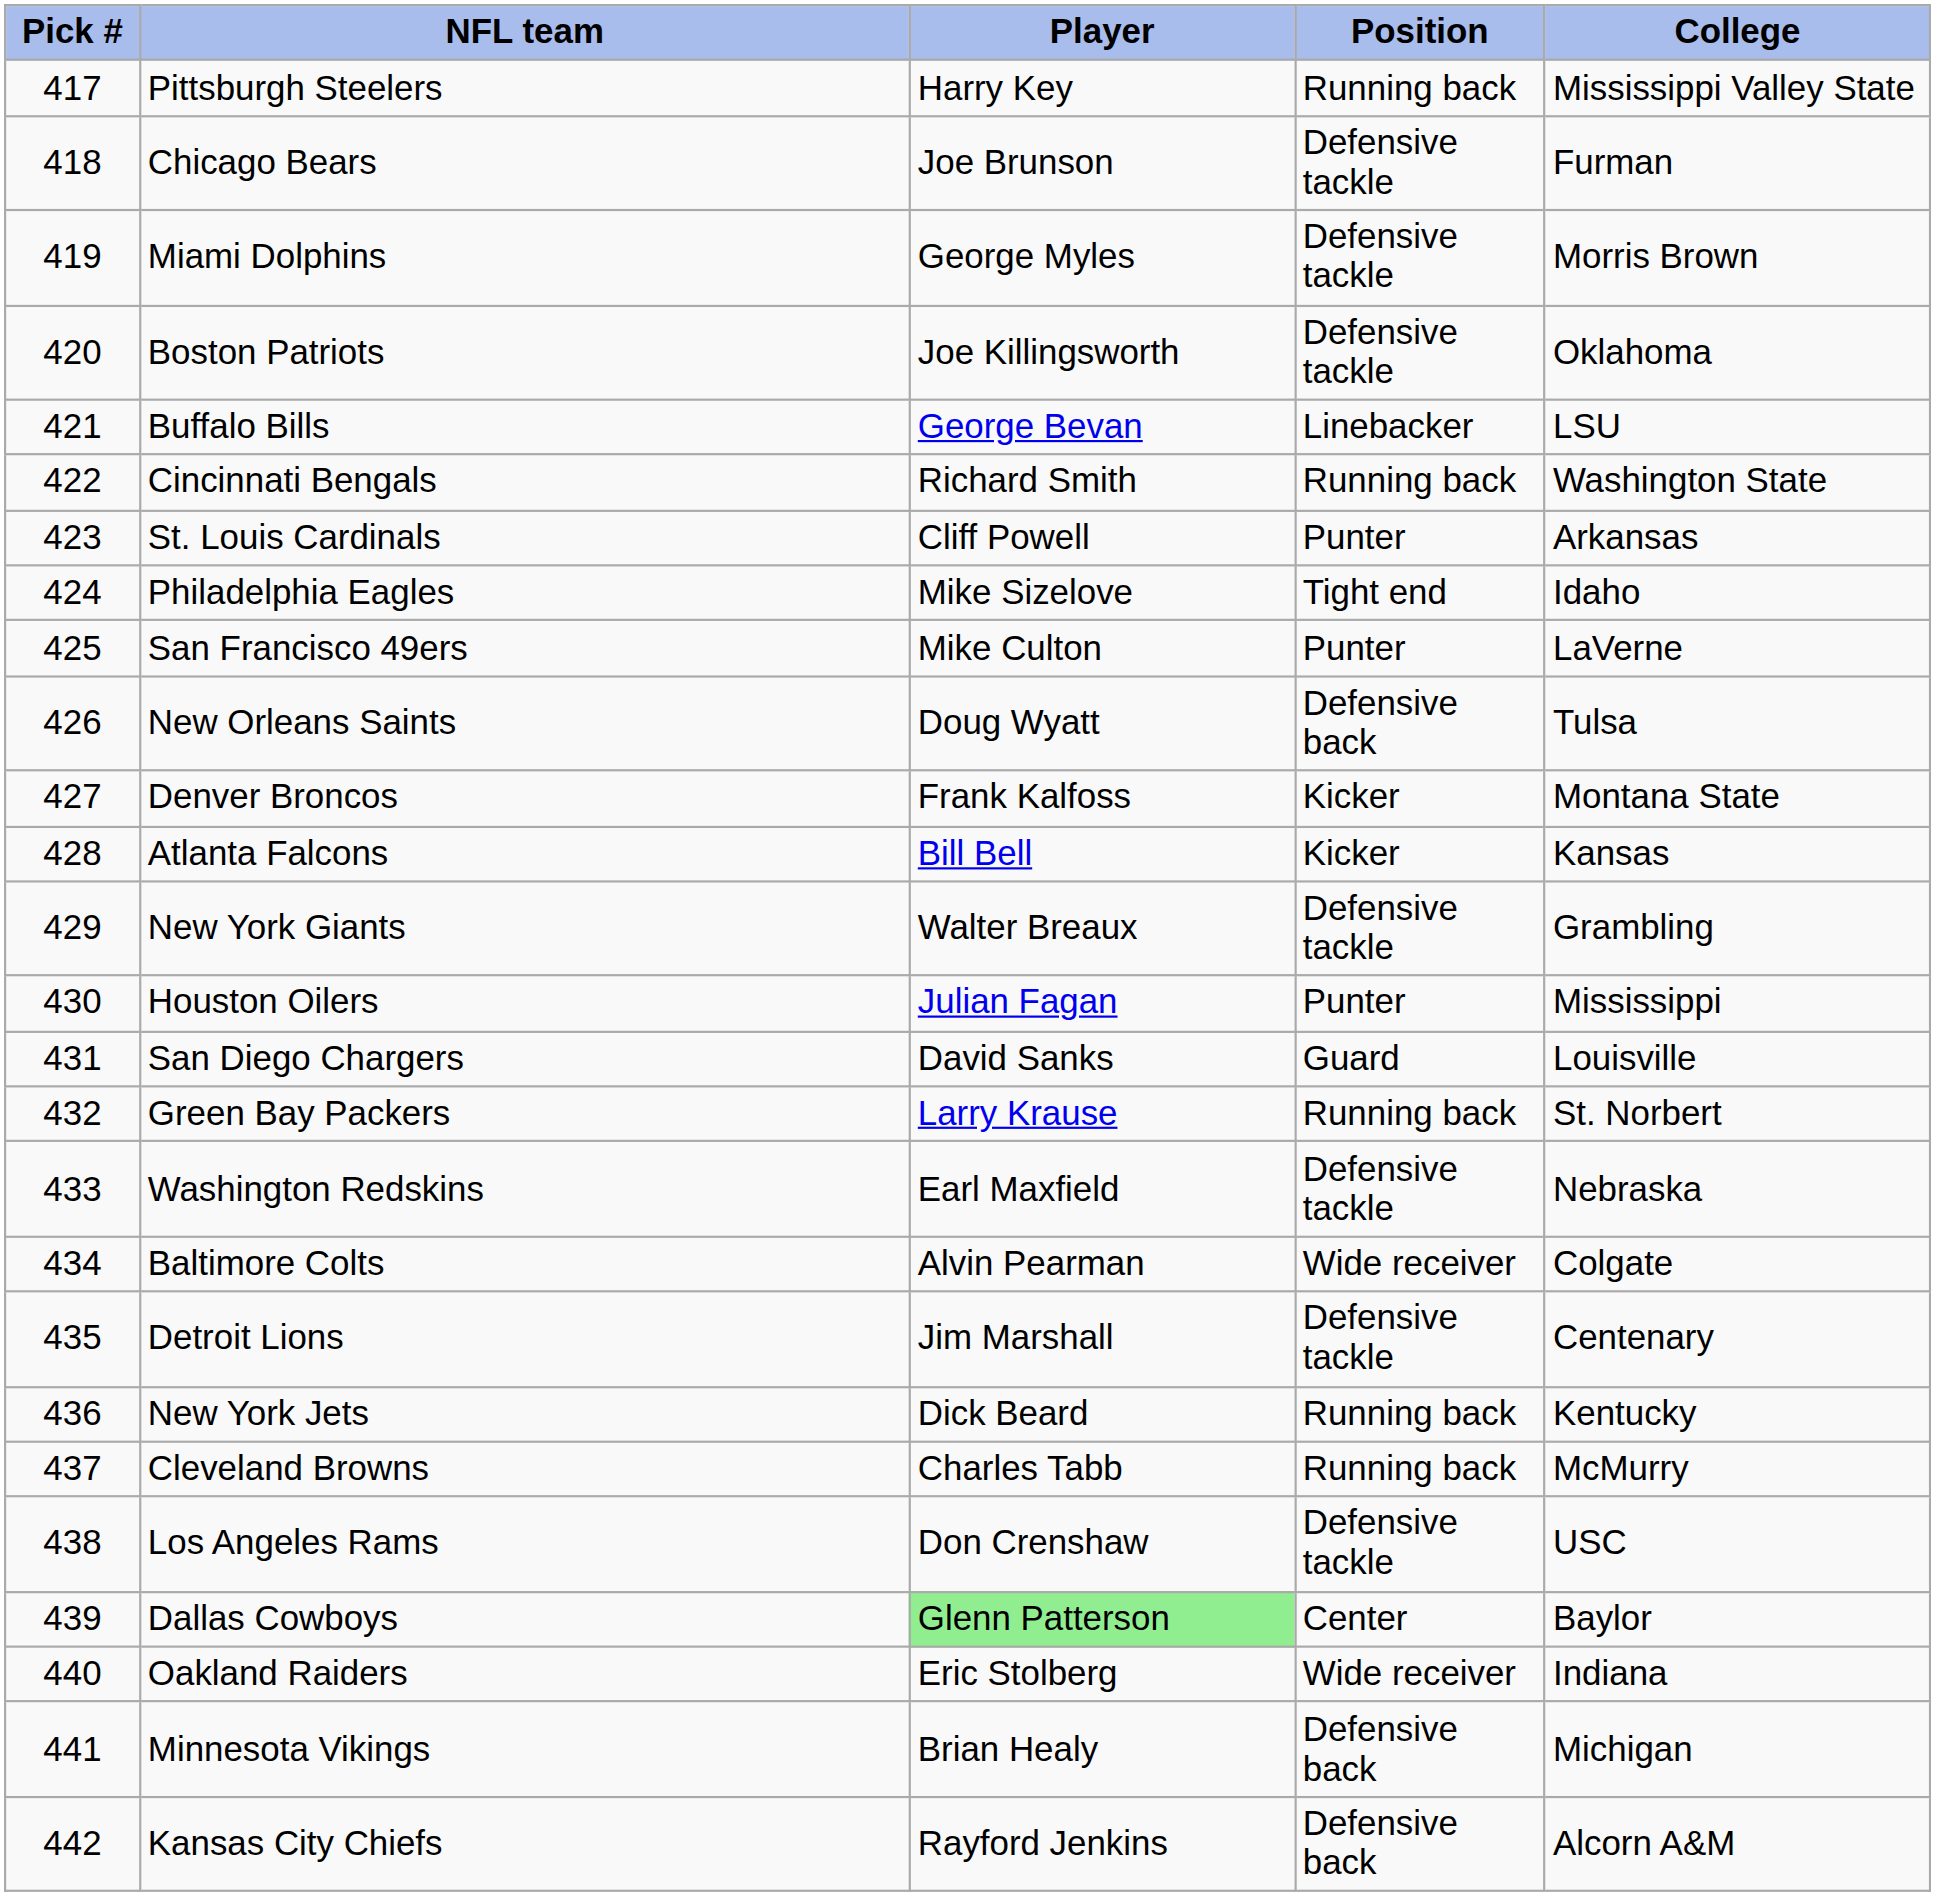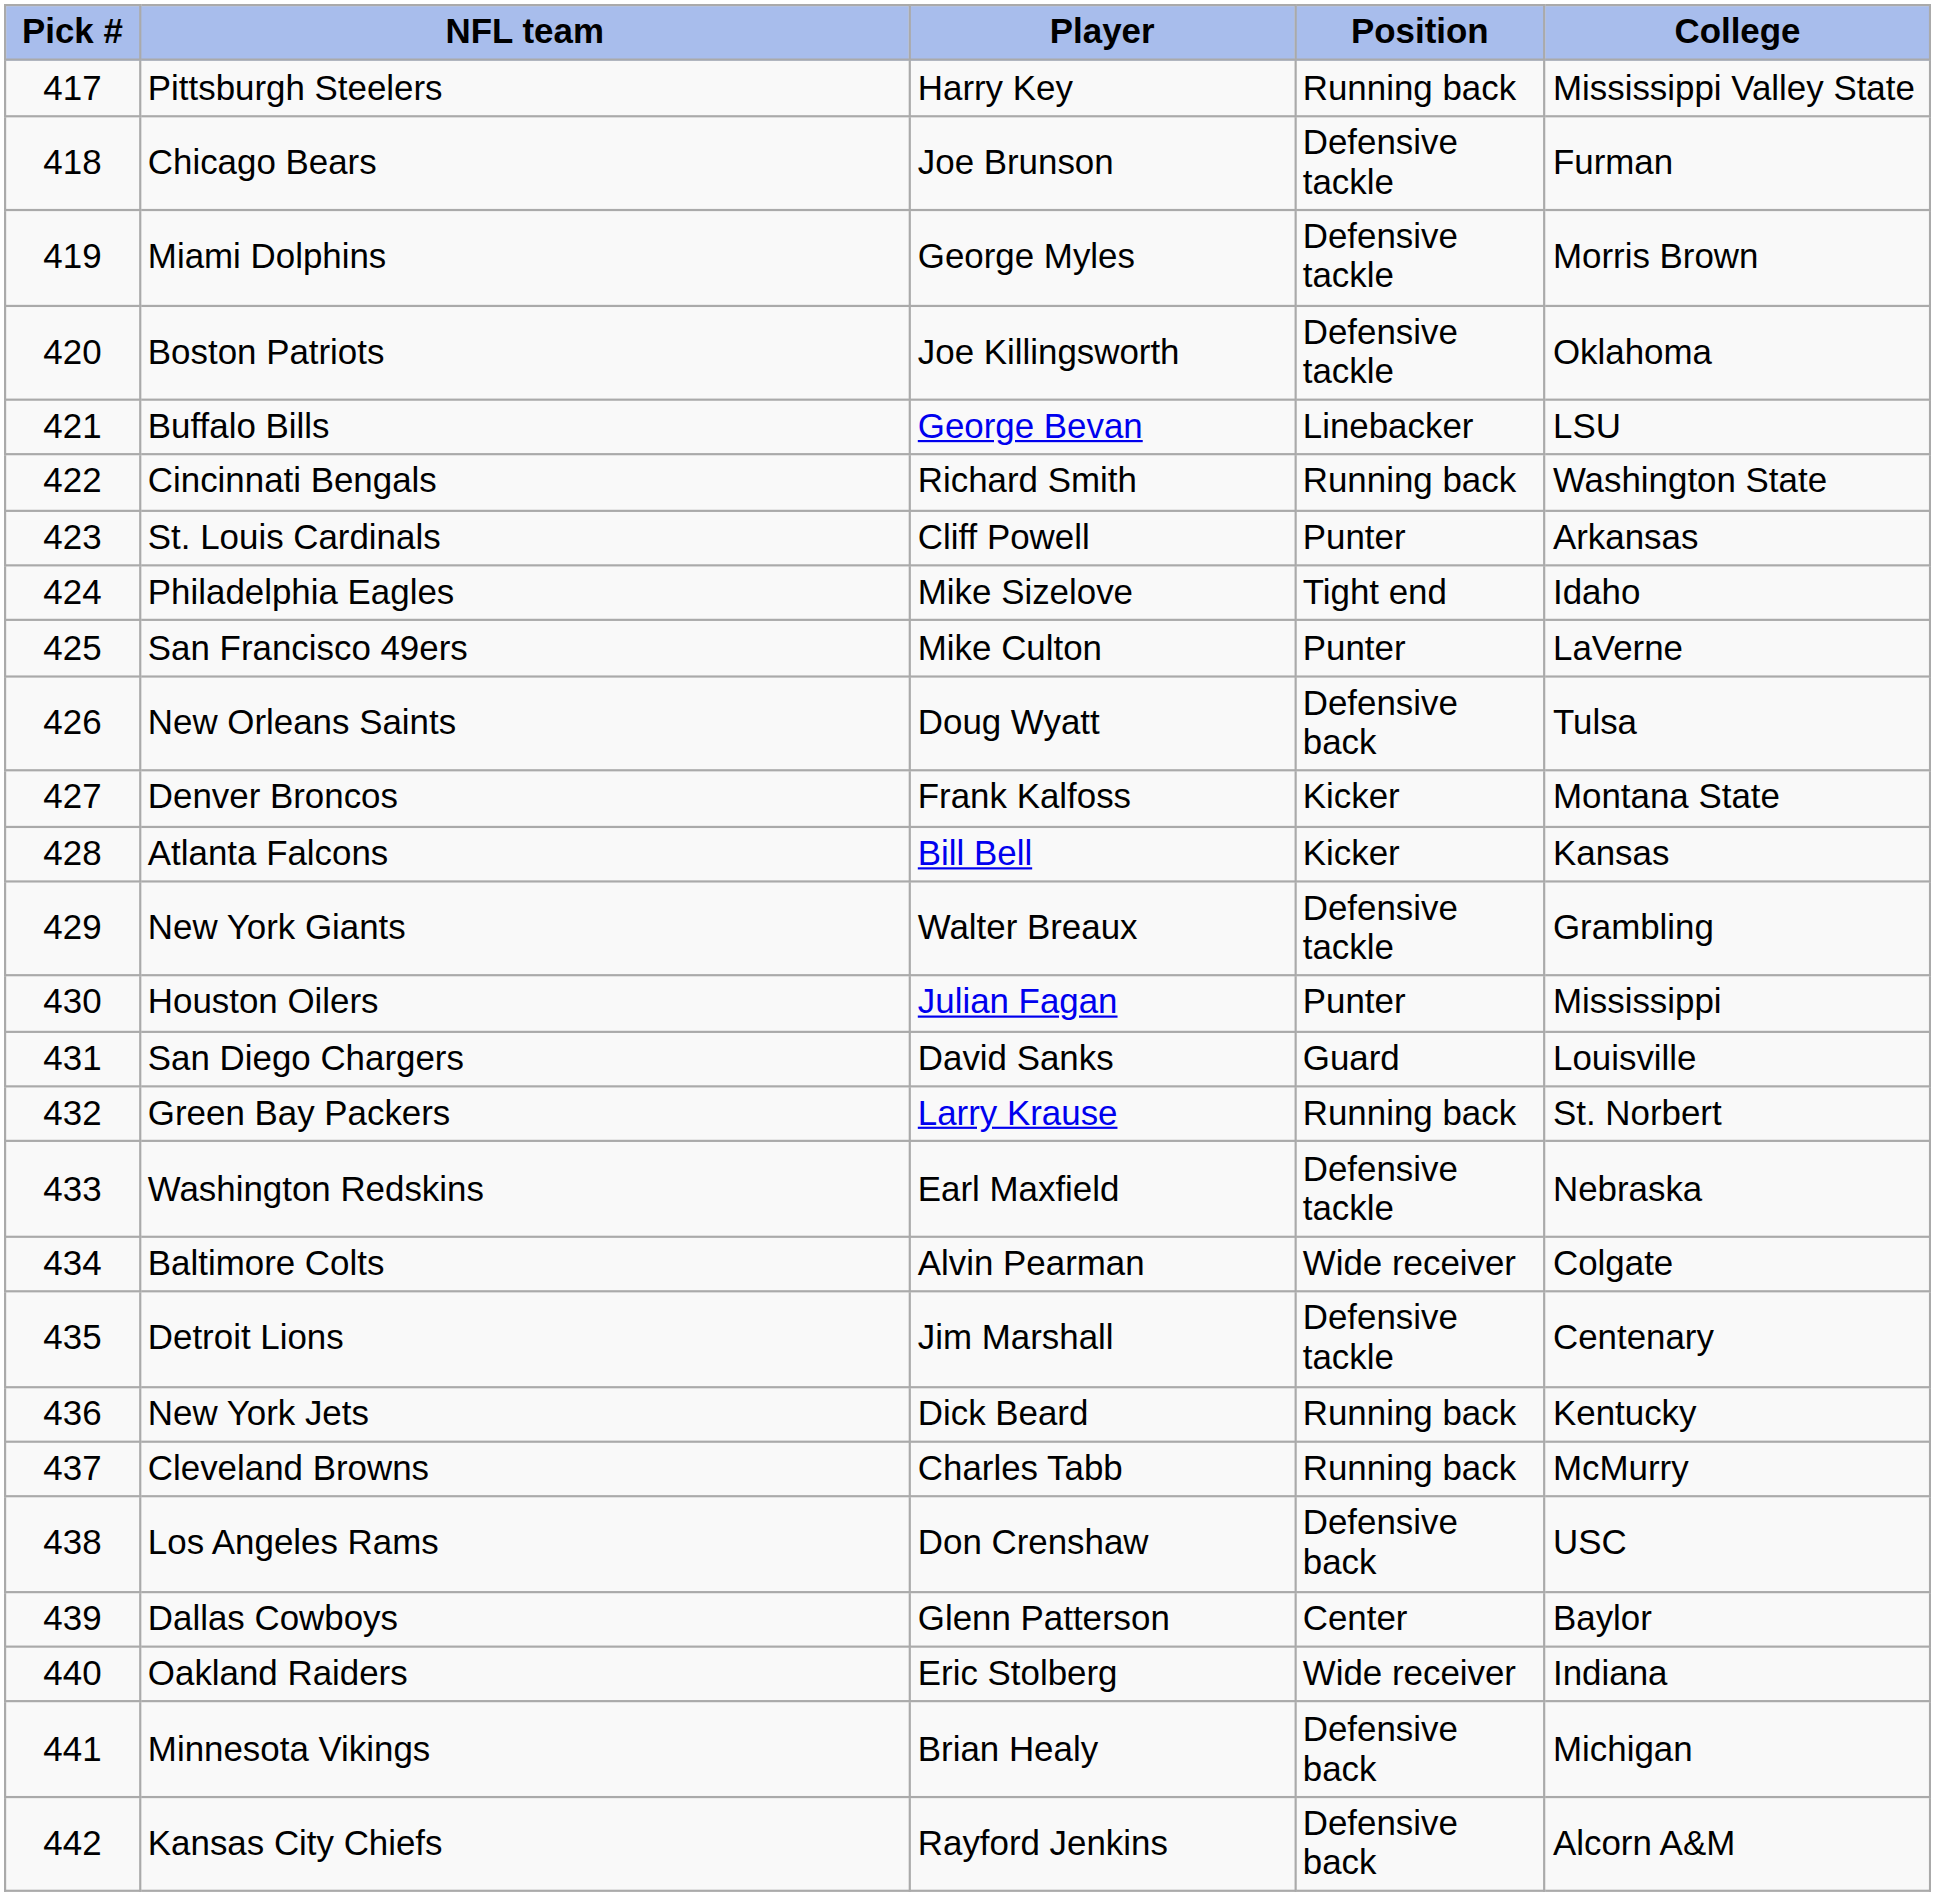(1380, 1543) Defensive tackle -> (1380, 1543) Defensive back
(1044, 1618) lightgreen background -> (1044, 1618) no background
